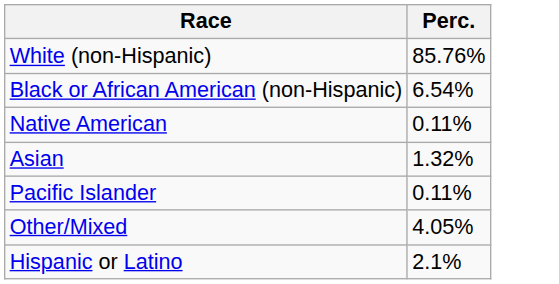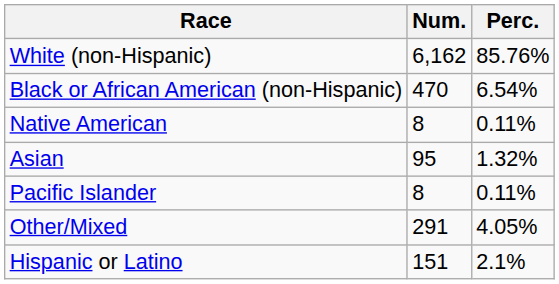+ column: (439, 21)
